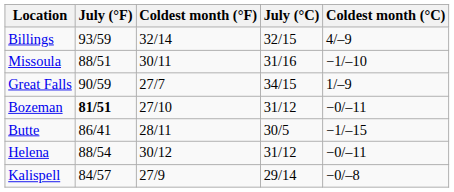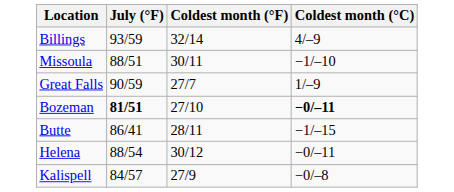- column: (292, 15)
(346, 107) normal -> (315, 107) bold
